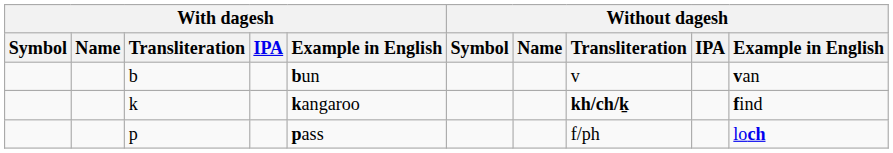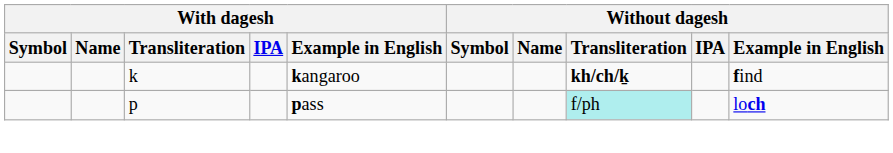- row: (133, 76)
(585, 133) no background -> (585, 104) paleturquoise background
